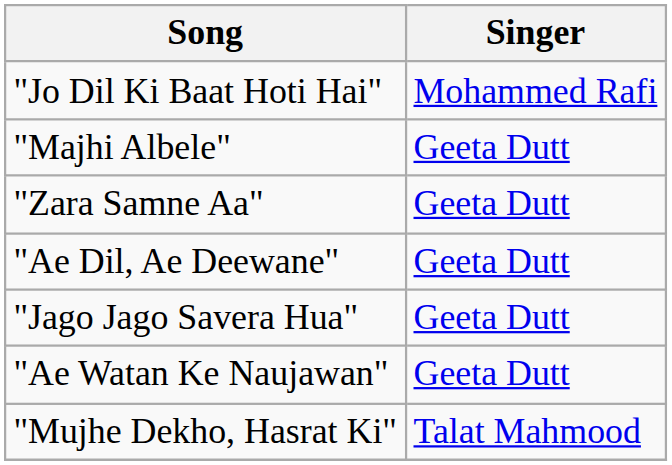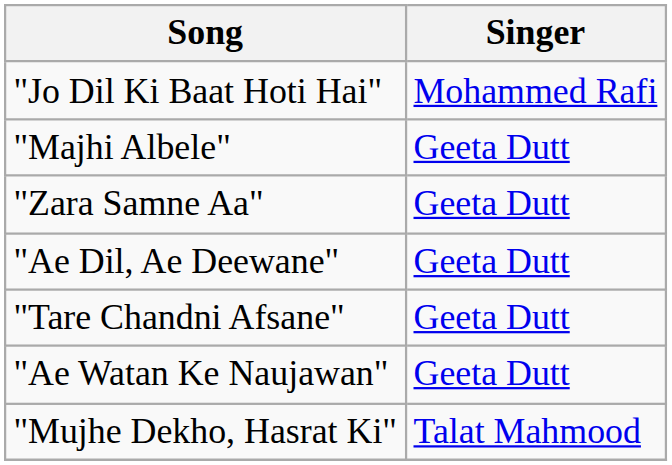+ row: (179, 317)
- row: (186, 317)
